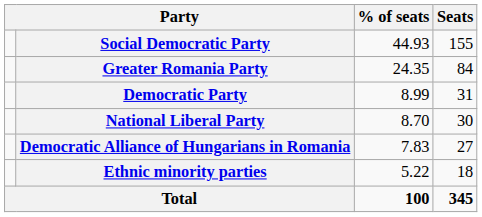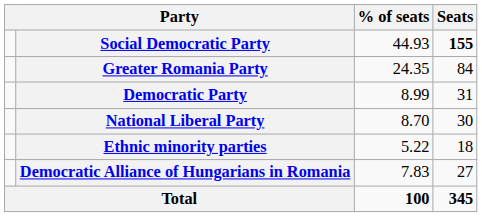(461, 43) normal -> (461, 43) bold
rows swapped: (185, 146) <-> (185, 172)
